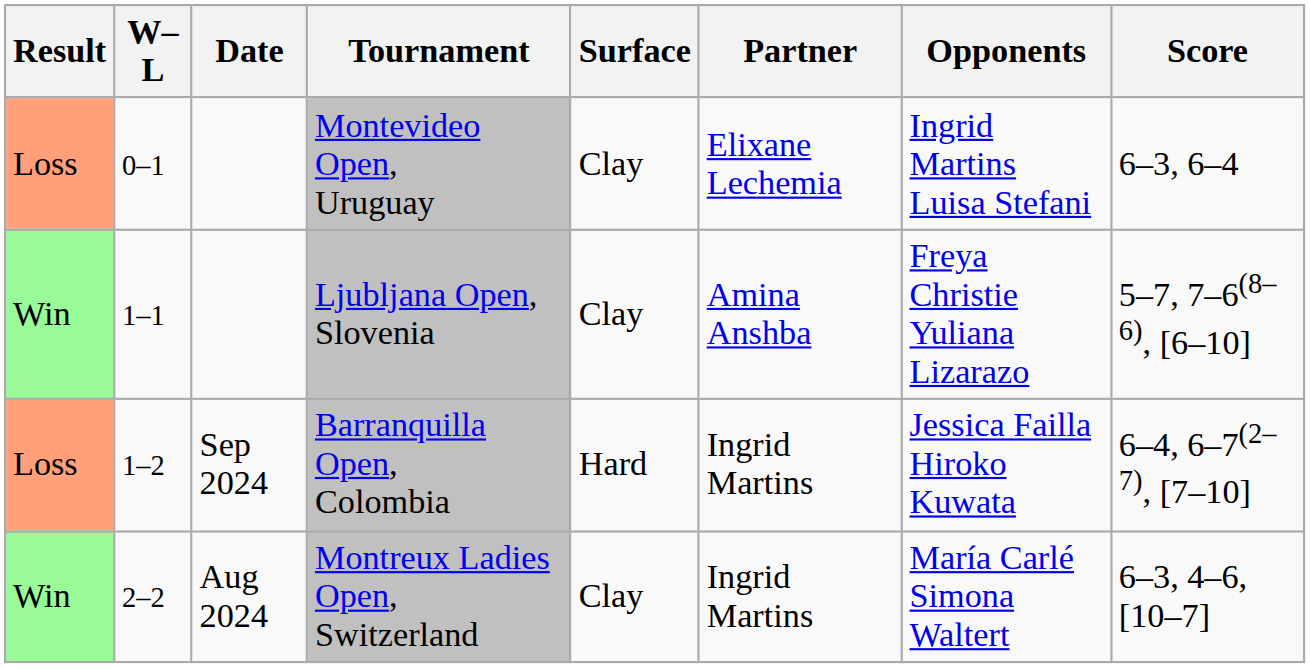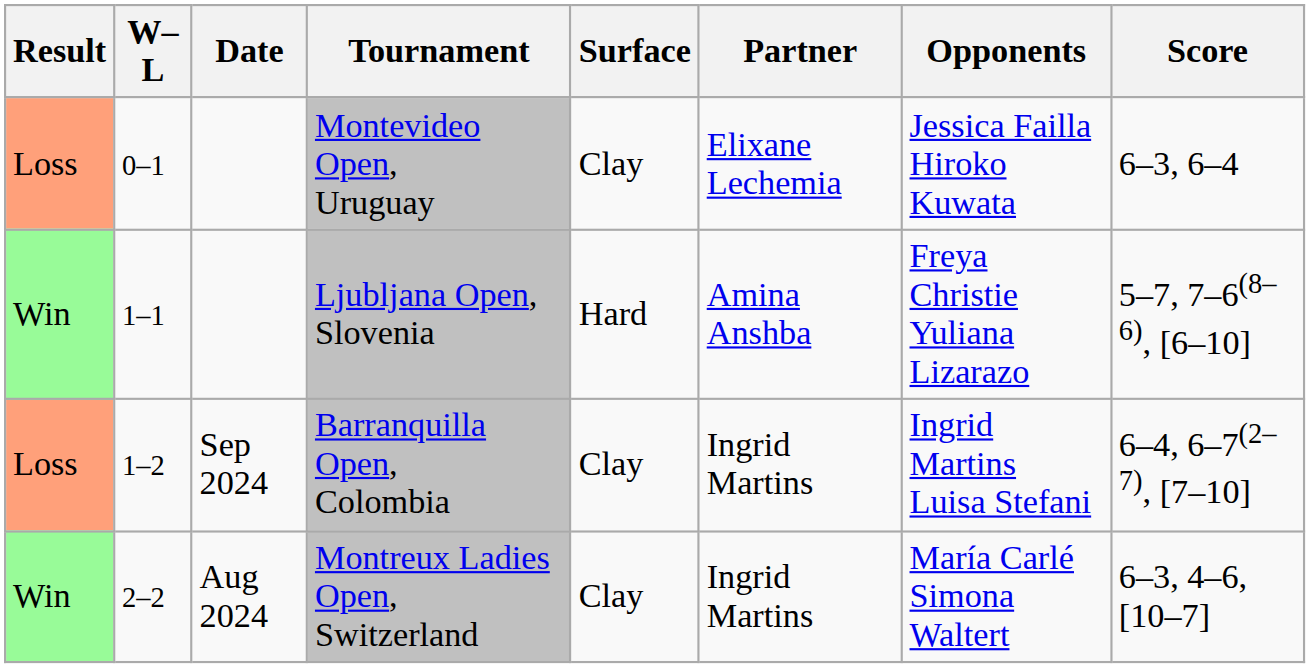(1000, 162) Ingrid Martins Luisa Stefani -> (1000, 162) Jessica Failla Hiroko Kuwata
(611, 313) Clay -> (613, 313) Hard
(613, 464) Hard -> (611, 464) Clay
(1000, 464) Jessica Failla Hiroko Kuwata -> (1000, 464) Ingrid Martins Luisa Stefani
